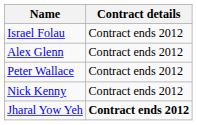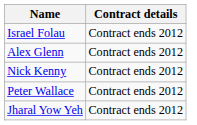rows swapped: (37, 91) <-> (41, 71)
(139, 110) bold -> (136, 110) normal
